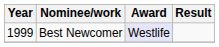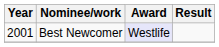(20, 32) 1999 -> (20, 32) 2001
